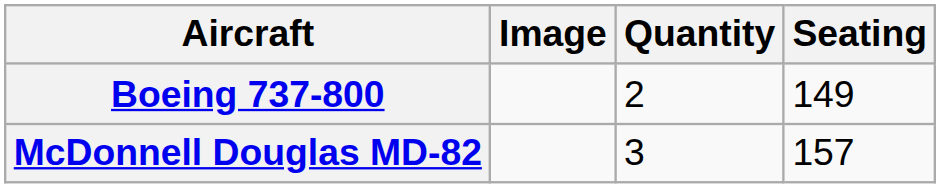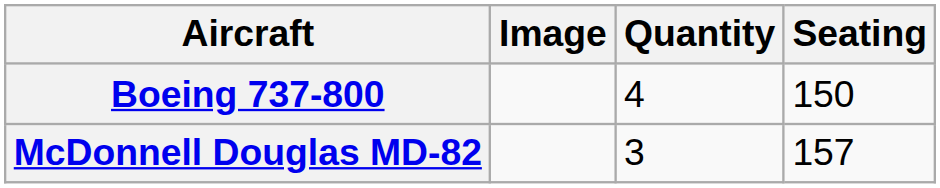(634, 93) 2 -> (634, 93) 4
(823, 93) 149 -> (823, 93) 150
